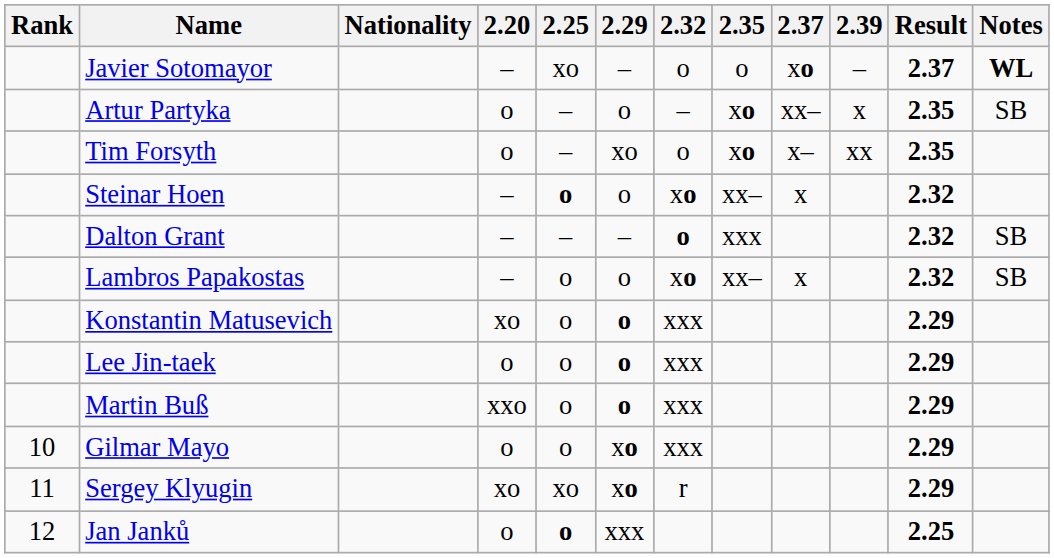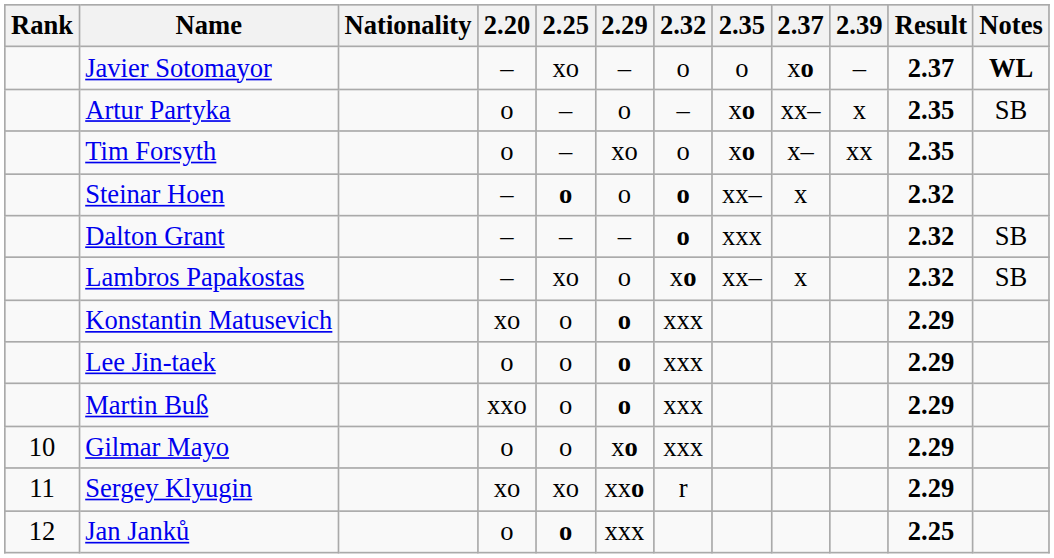(683, 194) xo -> (683, 194) o
(566, 278) o -> (566, 278) xo
(624, 488) xo -> (624, 488) xxo
